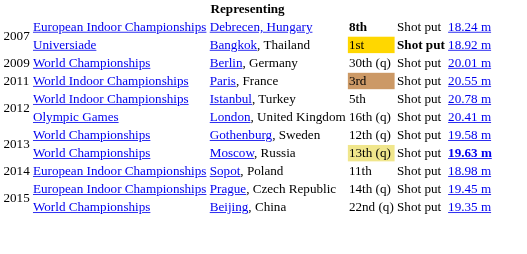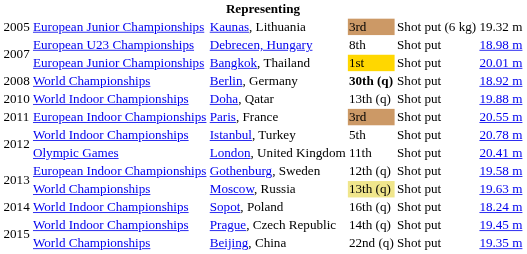+ row: (258, 26)
(120, 26) European Indoor Championships -> (114, 45) European U23 Championships
(358, 26) bold -> (357, 45) normal
(470, 26) 18.24 m -> (501, 45) 18.98 m
(65, 45) Universiade -> (119, 63) European Junior Championships
(421, 45) bold -> (419, 63) normal
(470, 45) 18.92 m -> (501, 63) 20.01 m
(17, 63) 2009 -> (17, 81) 2008
(370, 63) normal -> (371, 81) bold
(470, 63) 20.01 m -> (501, 81) 18.92 m
+ row: (242, 99)
(111, 81) World Indoor Championships -> (120, 117) European Indoor Championships
(370, 117) 16th (q) -> (360, 153) 11th
(92, 135) World Championships -> (120, 171) European Indoor Championships
(470, 153) bold -> (501, 189) normal
(120, 171) European Indoor Championships -> (111, 207) World Indoor Championships
(360, 171) 11th -> (370, 207) 16th (q)
(470, 171) 18.98 m -> (501, 207) 18.24 m
(120, 189) European Indoor Championships -> (111, 225) World Indoor Championships
